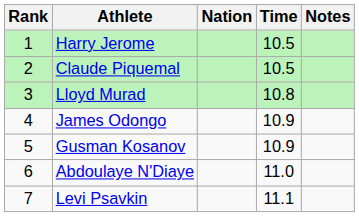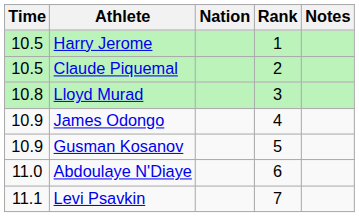columns swapped: (28, 17) <-> (279, 17)
